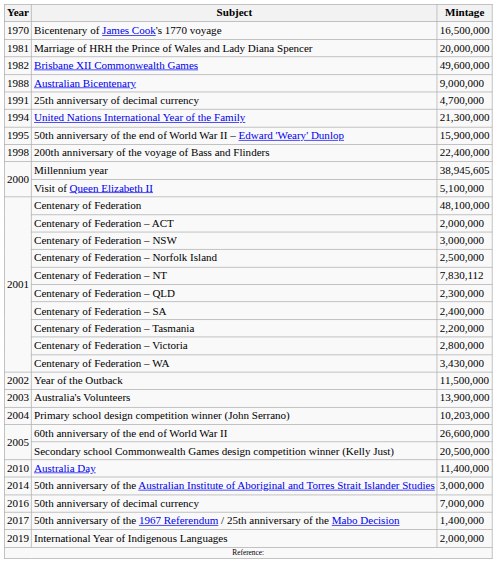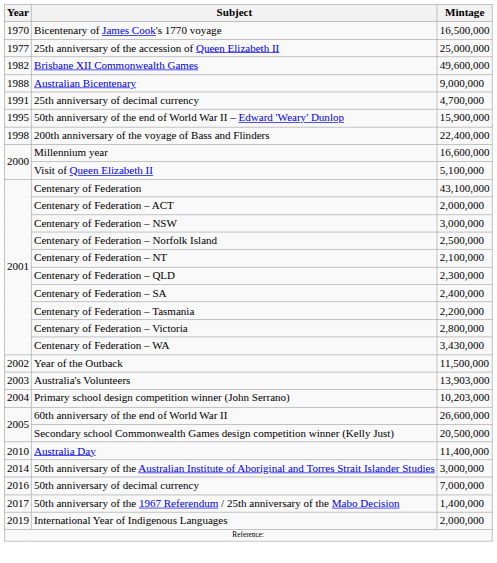+ row: (157, 48)
- row: (173, 48)
- row: (140, 118)
(465, 170) 38,945,605 -> (465, 153) 16,600,000
(465, 205) 48,100,000 -> (465, 188) 43,100,000
(462, 275) 7,830,112 -> (462, 258) 2,100,000
(465, 398) 13,900,000 -> (465, 380) 13,903,000
